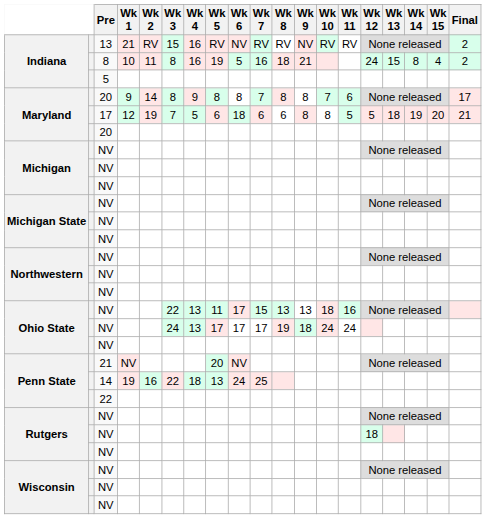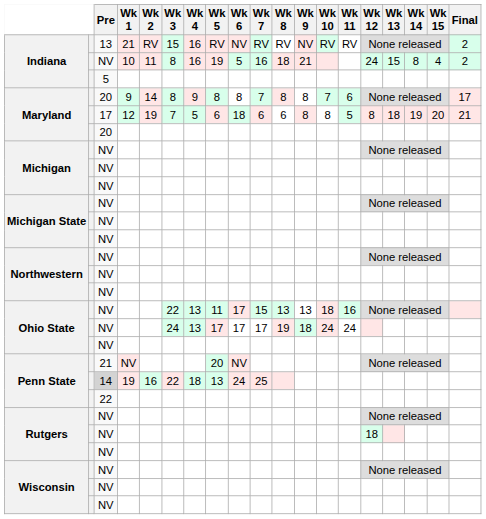(106, 62) 8 -> (106, 62) NV
(372, 115) 5 -> (372, 115) 8
(106, 381) no background -> (106, 381) lightgrey background
